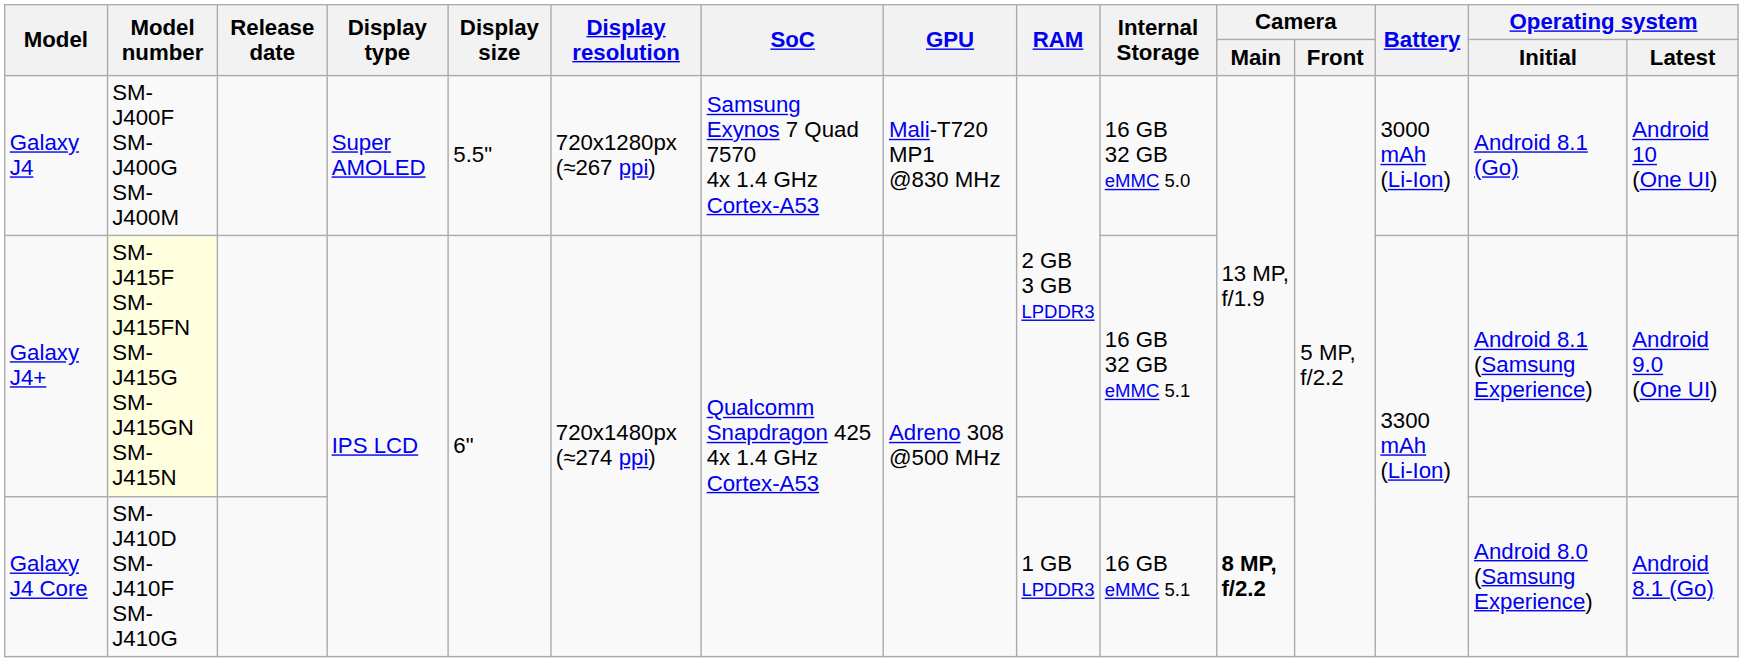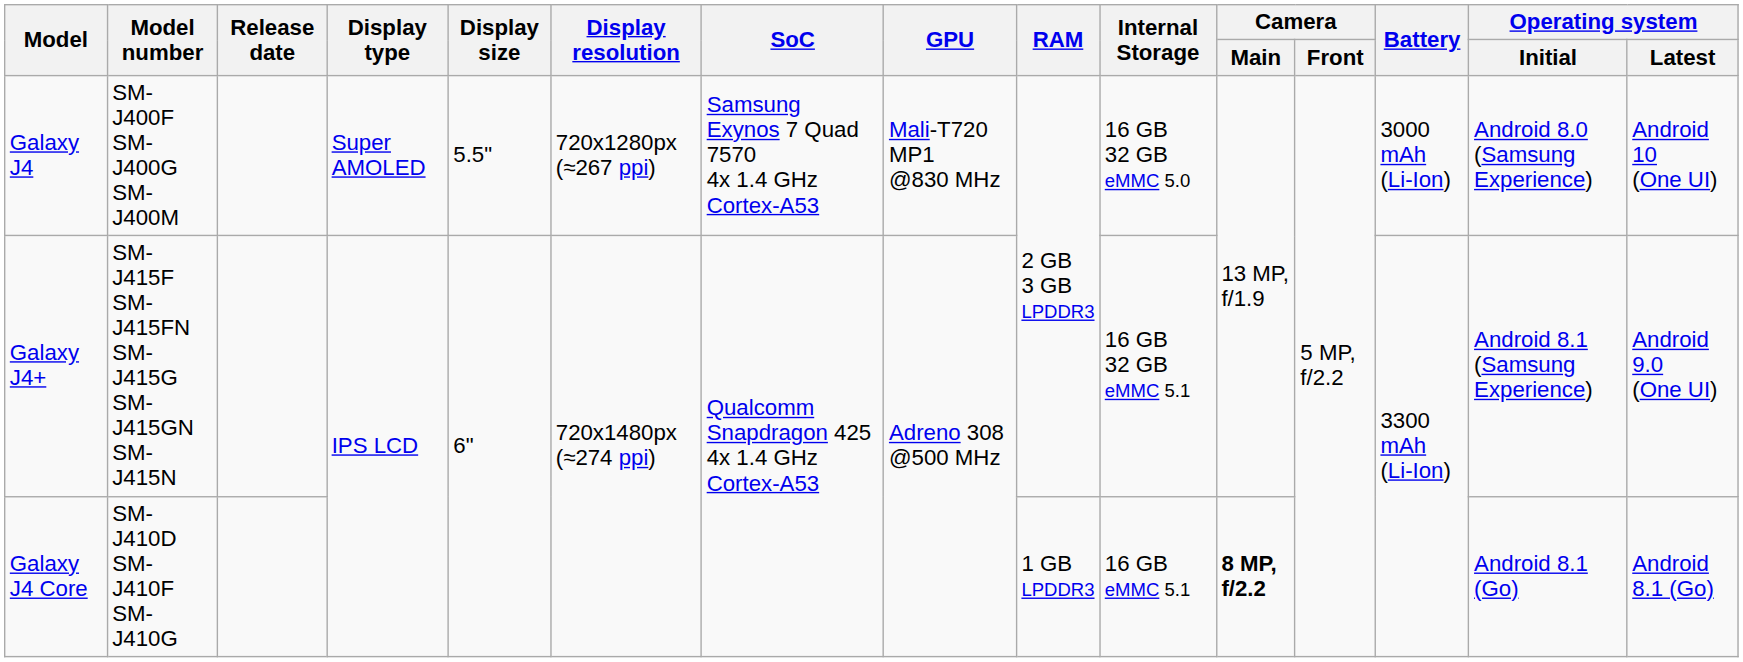(1531, 155) Android 8.1 (Go) -> (1533, 155) Android 8.0 (Samsung Experience)
(153, 365) lightyellow background -> (153, 365) no background
(1533, 576) Android 8.0 (Samsung Experience) -> (1531, 576) Android 8.1 (Go)
